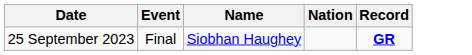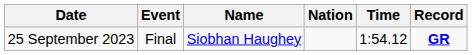+ column: (383, 15)
